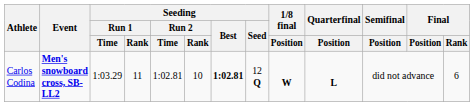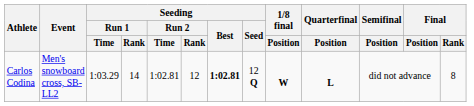(65, 77) bold -> (63, 77) normal
(137, 77) 11 -> (134, 77) 14
(198, 77) 10 -> (194, 77) 12
(457, 77) 6 -> (453, 77) 8
